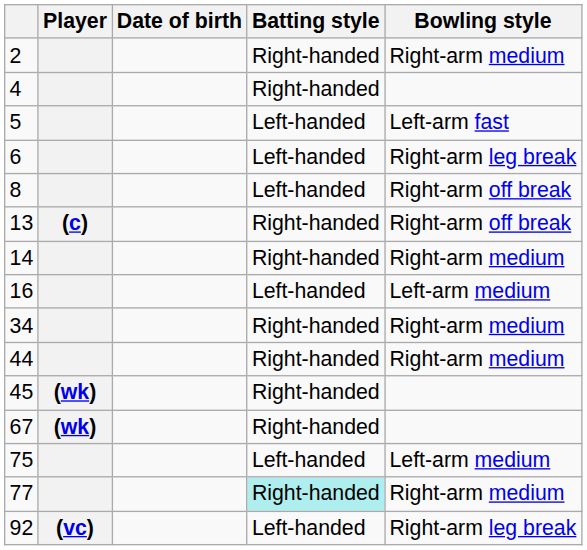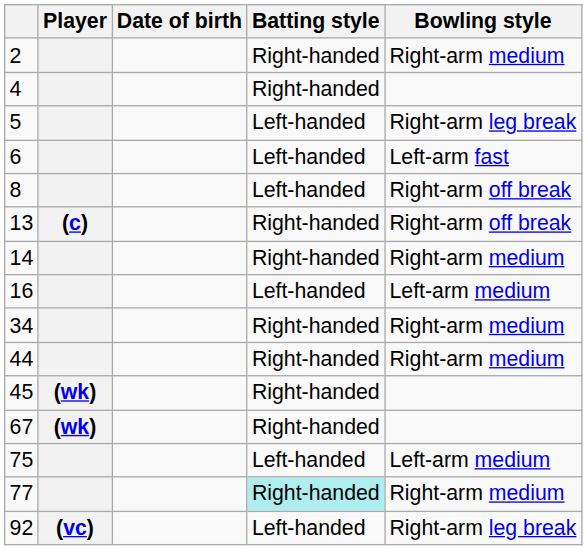(449, 122) Left-arm fast -> (483, 122) Right-arm leg break
(483, 156) Right-arm leg break -> (449, 156) Left-arm fast
